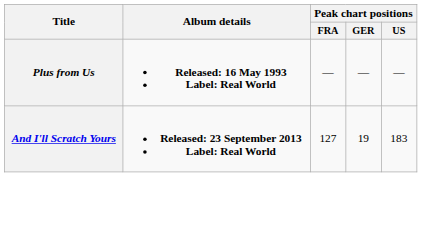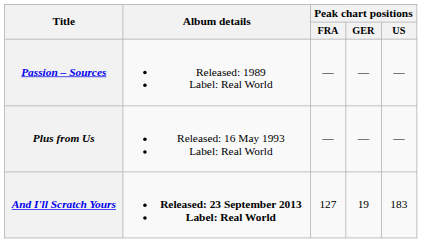+ row: (64, 72)
(217, 79) bold -> (217, 145) normal
